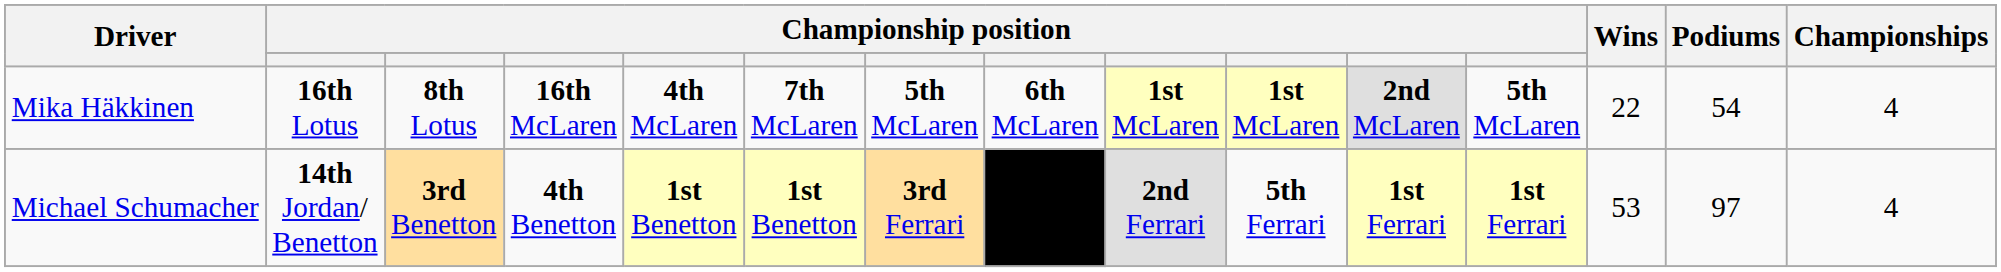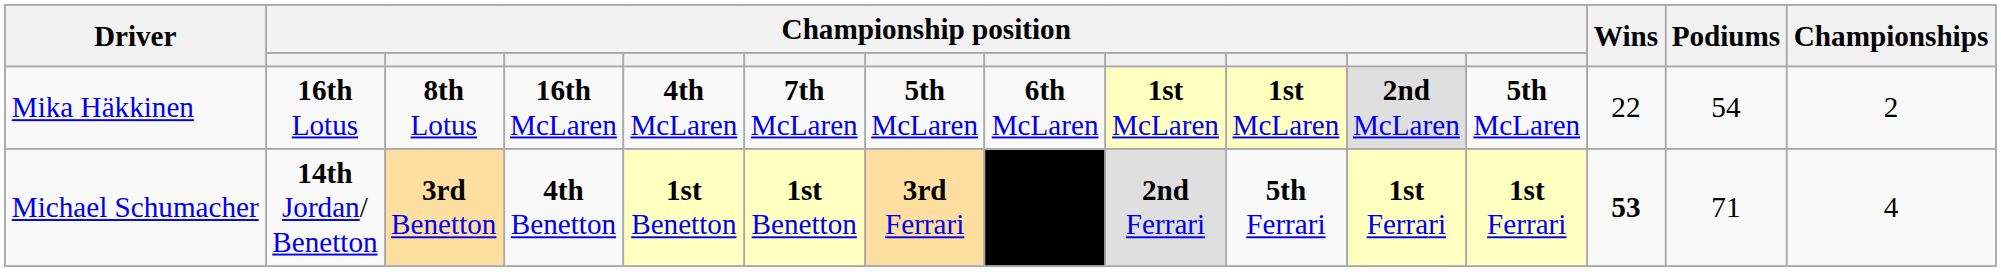(1891, 107) 4 -> (1891, 107) 2
(1626, 207) normal -> (1626, 207) bold
(1726, 207) 97 -> (1726, 207) 71
